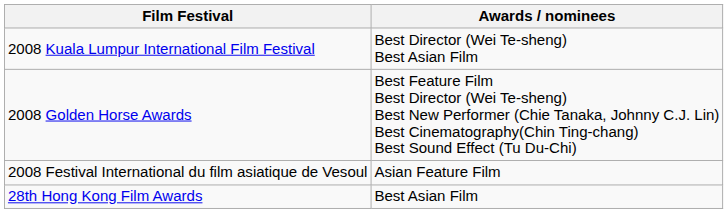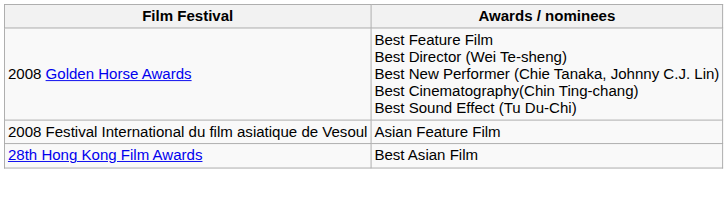- row: (161, 48)
